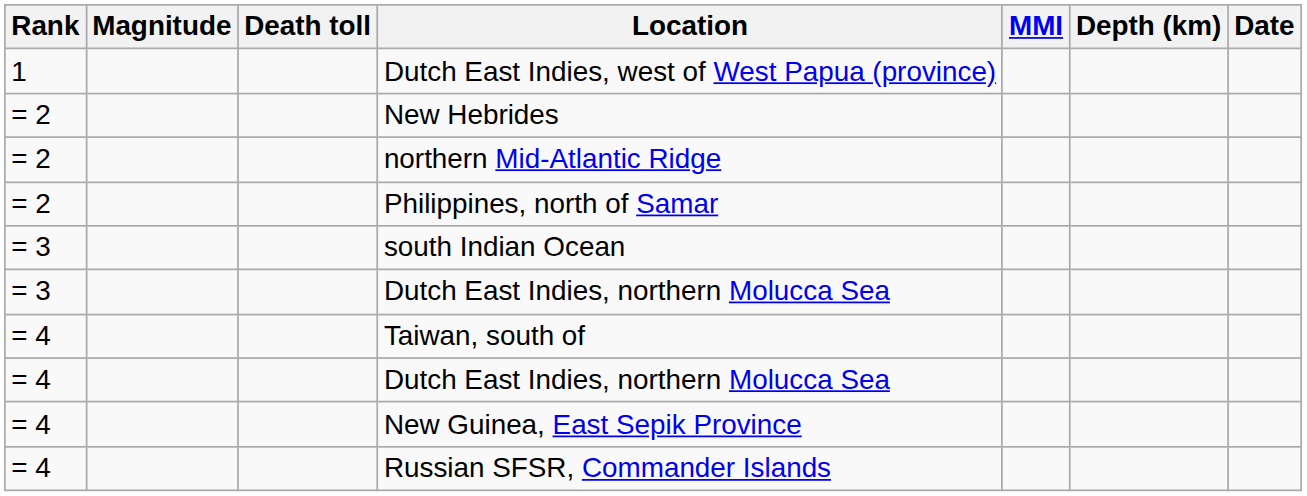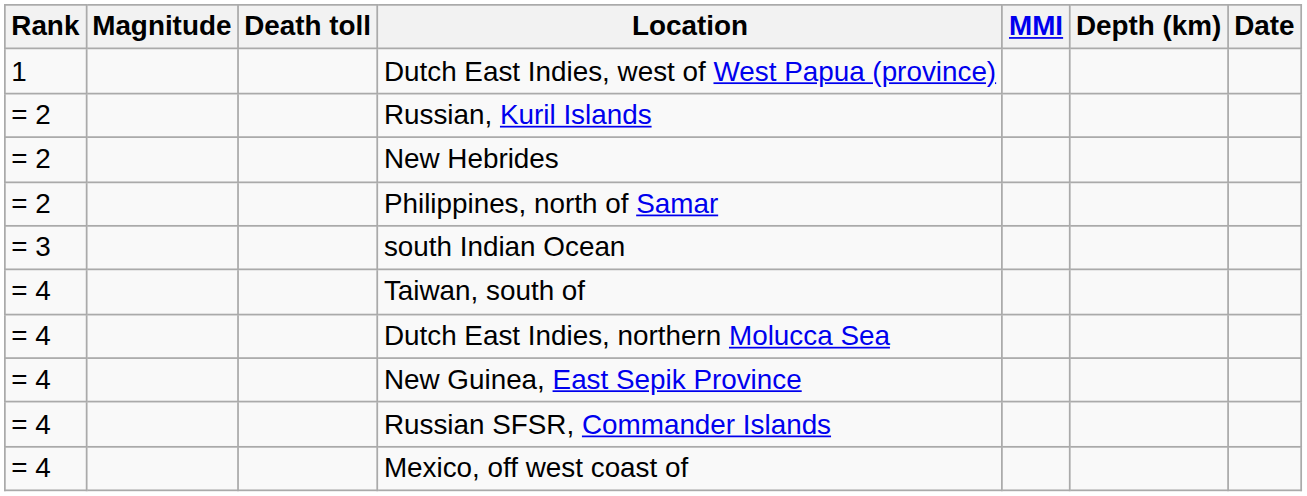+ row: (31, 114)
- row: (31, 159)
- row: (31, 291)
+ row: (31, 468)
